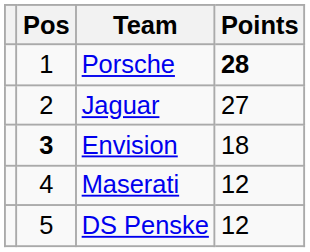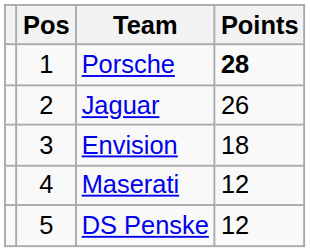(235, 105) 27 -> (235, 105) 26
(46, 145) bold -> (46, 145) normal
